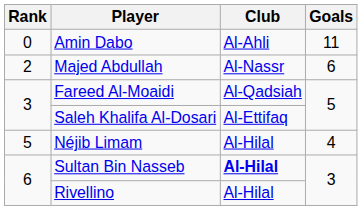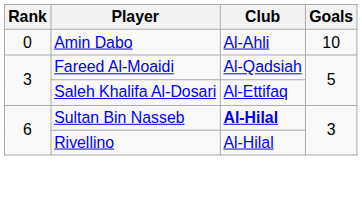(331, 42) 11 -> (331, 42) 10
- row: (108, 67)
- row: (98, 142)
